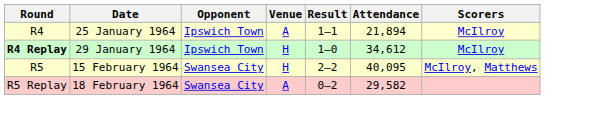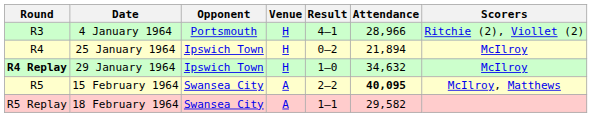+ row: (125, 31)
(286, 31) A -> (286, 49) H
(327, 31) 1–1 -> (327, 49) 0–2
(386, 49) 34,612 -> (386, 67) 34,632
(286, 67) H -> (286, 85) A
(386, 67) normal -> (386, 85) bold
(327, 85) 0–2 -> (327, 103) 1–1
